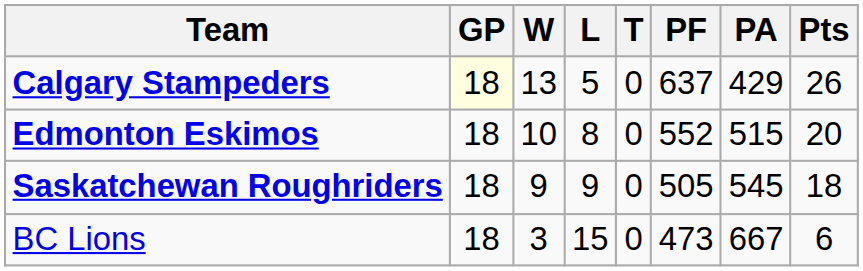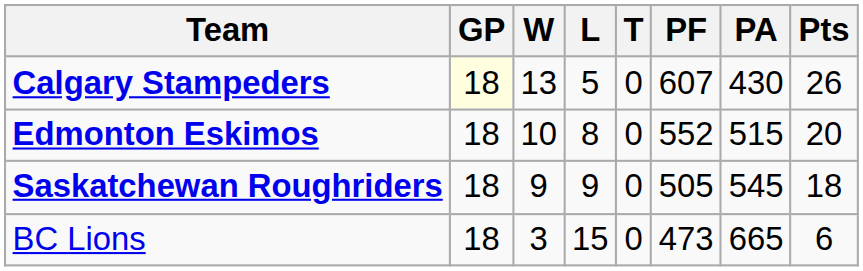(686, 82) 637 -> (686, 82) 607
(756, 82) 429 -> (756, 82) 430
(756, 238) 667 -> (756, 238) 665
